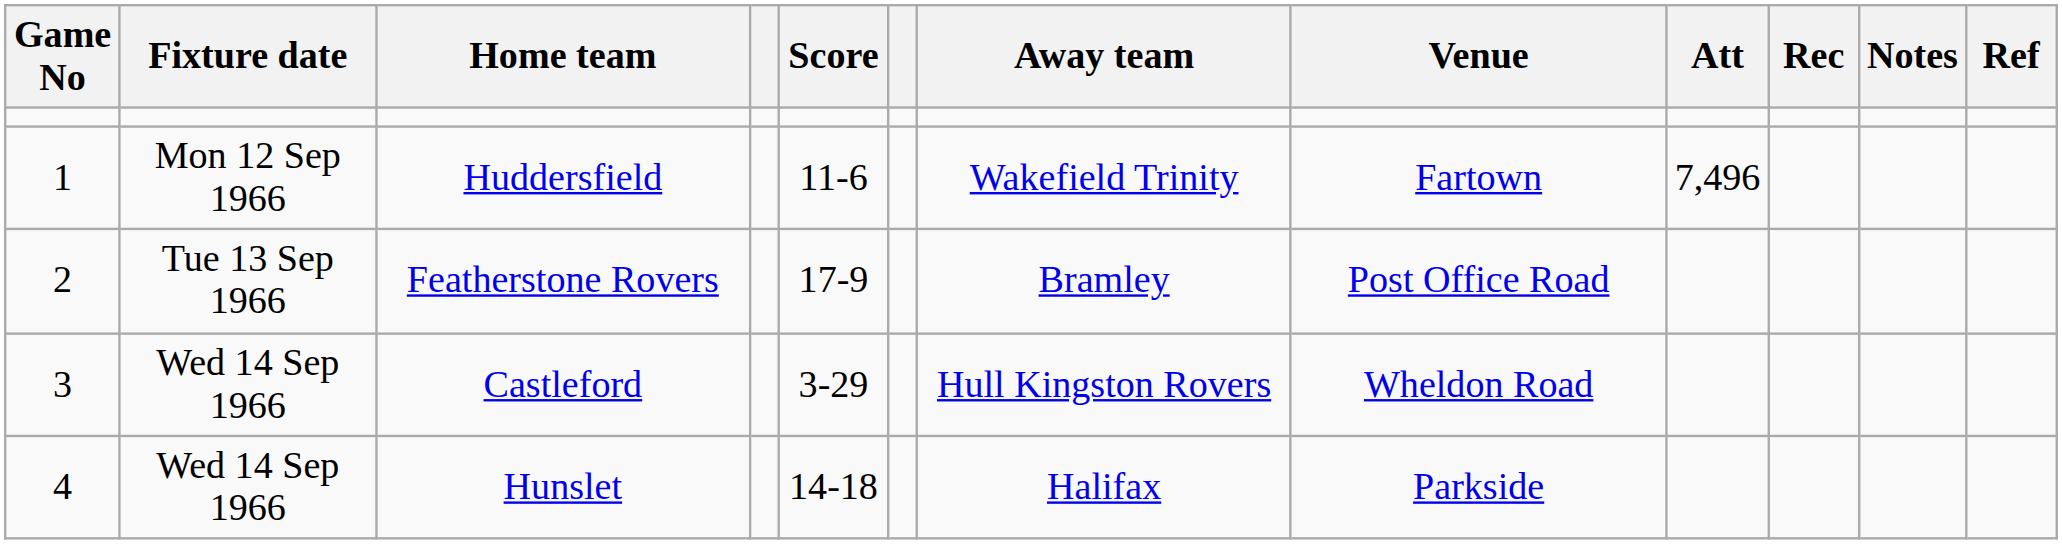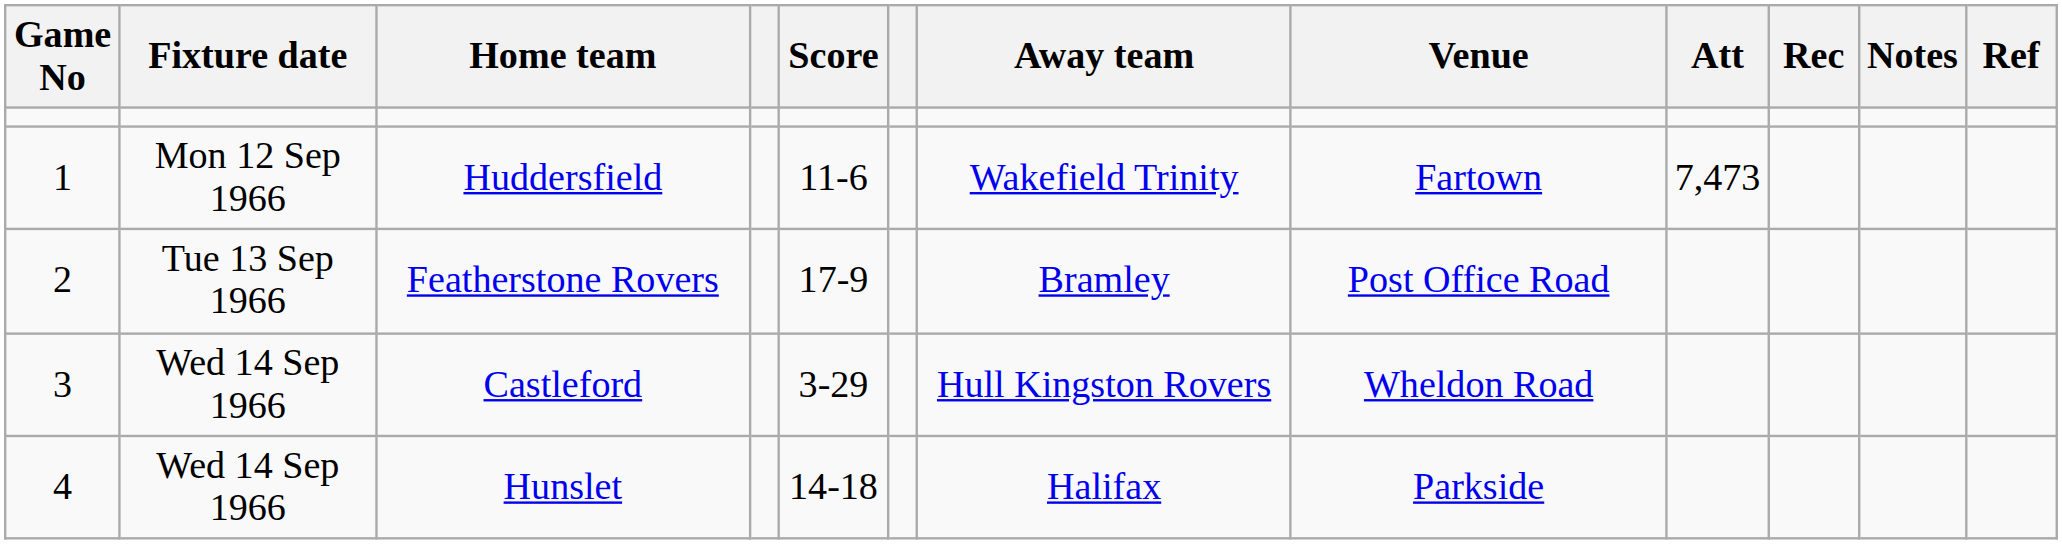(1718, 176) 7,496 -> (1718, 176) 7,473
